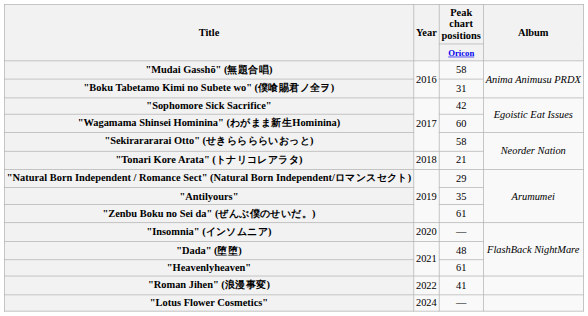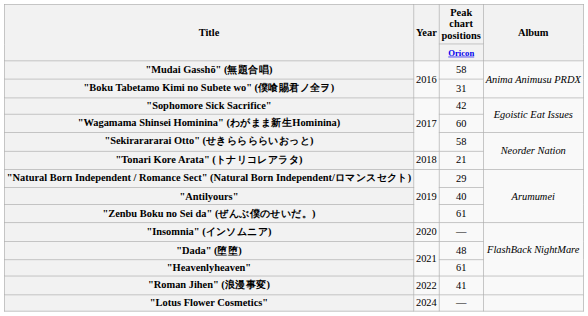(461, 196) 35 -> (461, 196) 40
